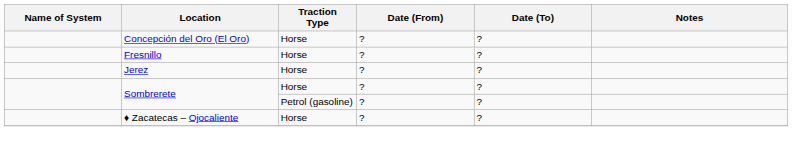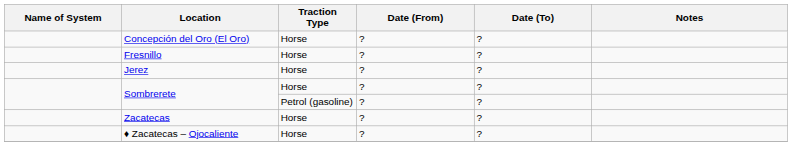+ row: (147, 117)
